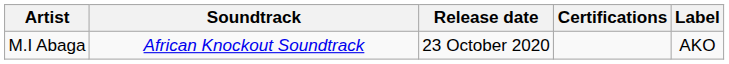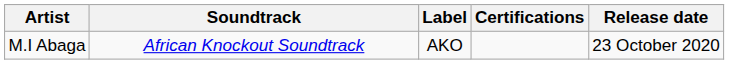columns swapped: (486, 18) <-> (697, 18)
